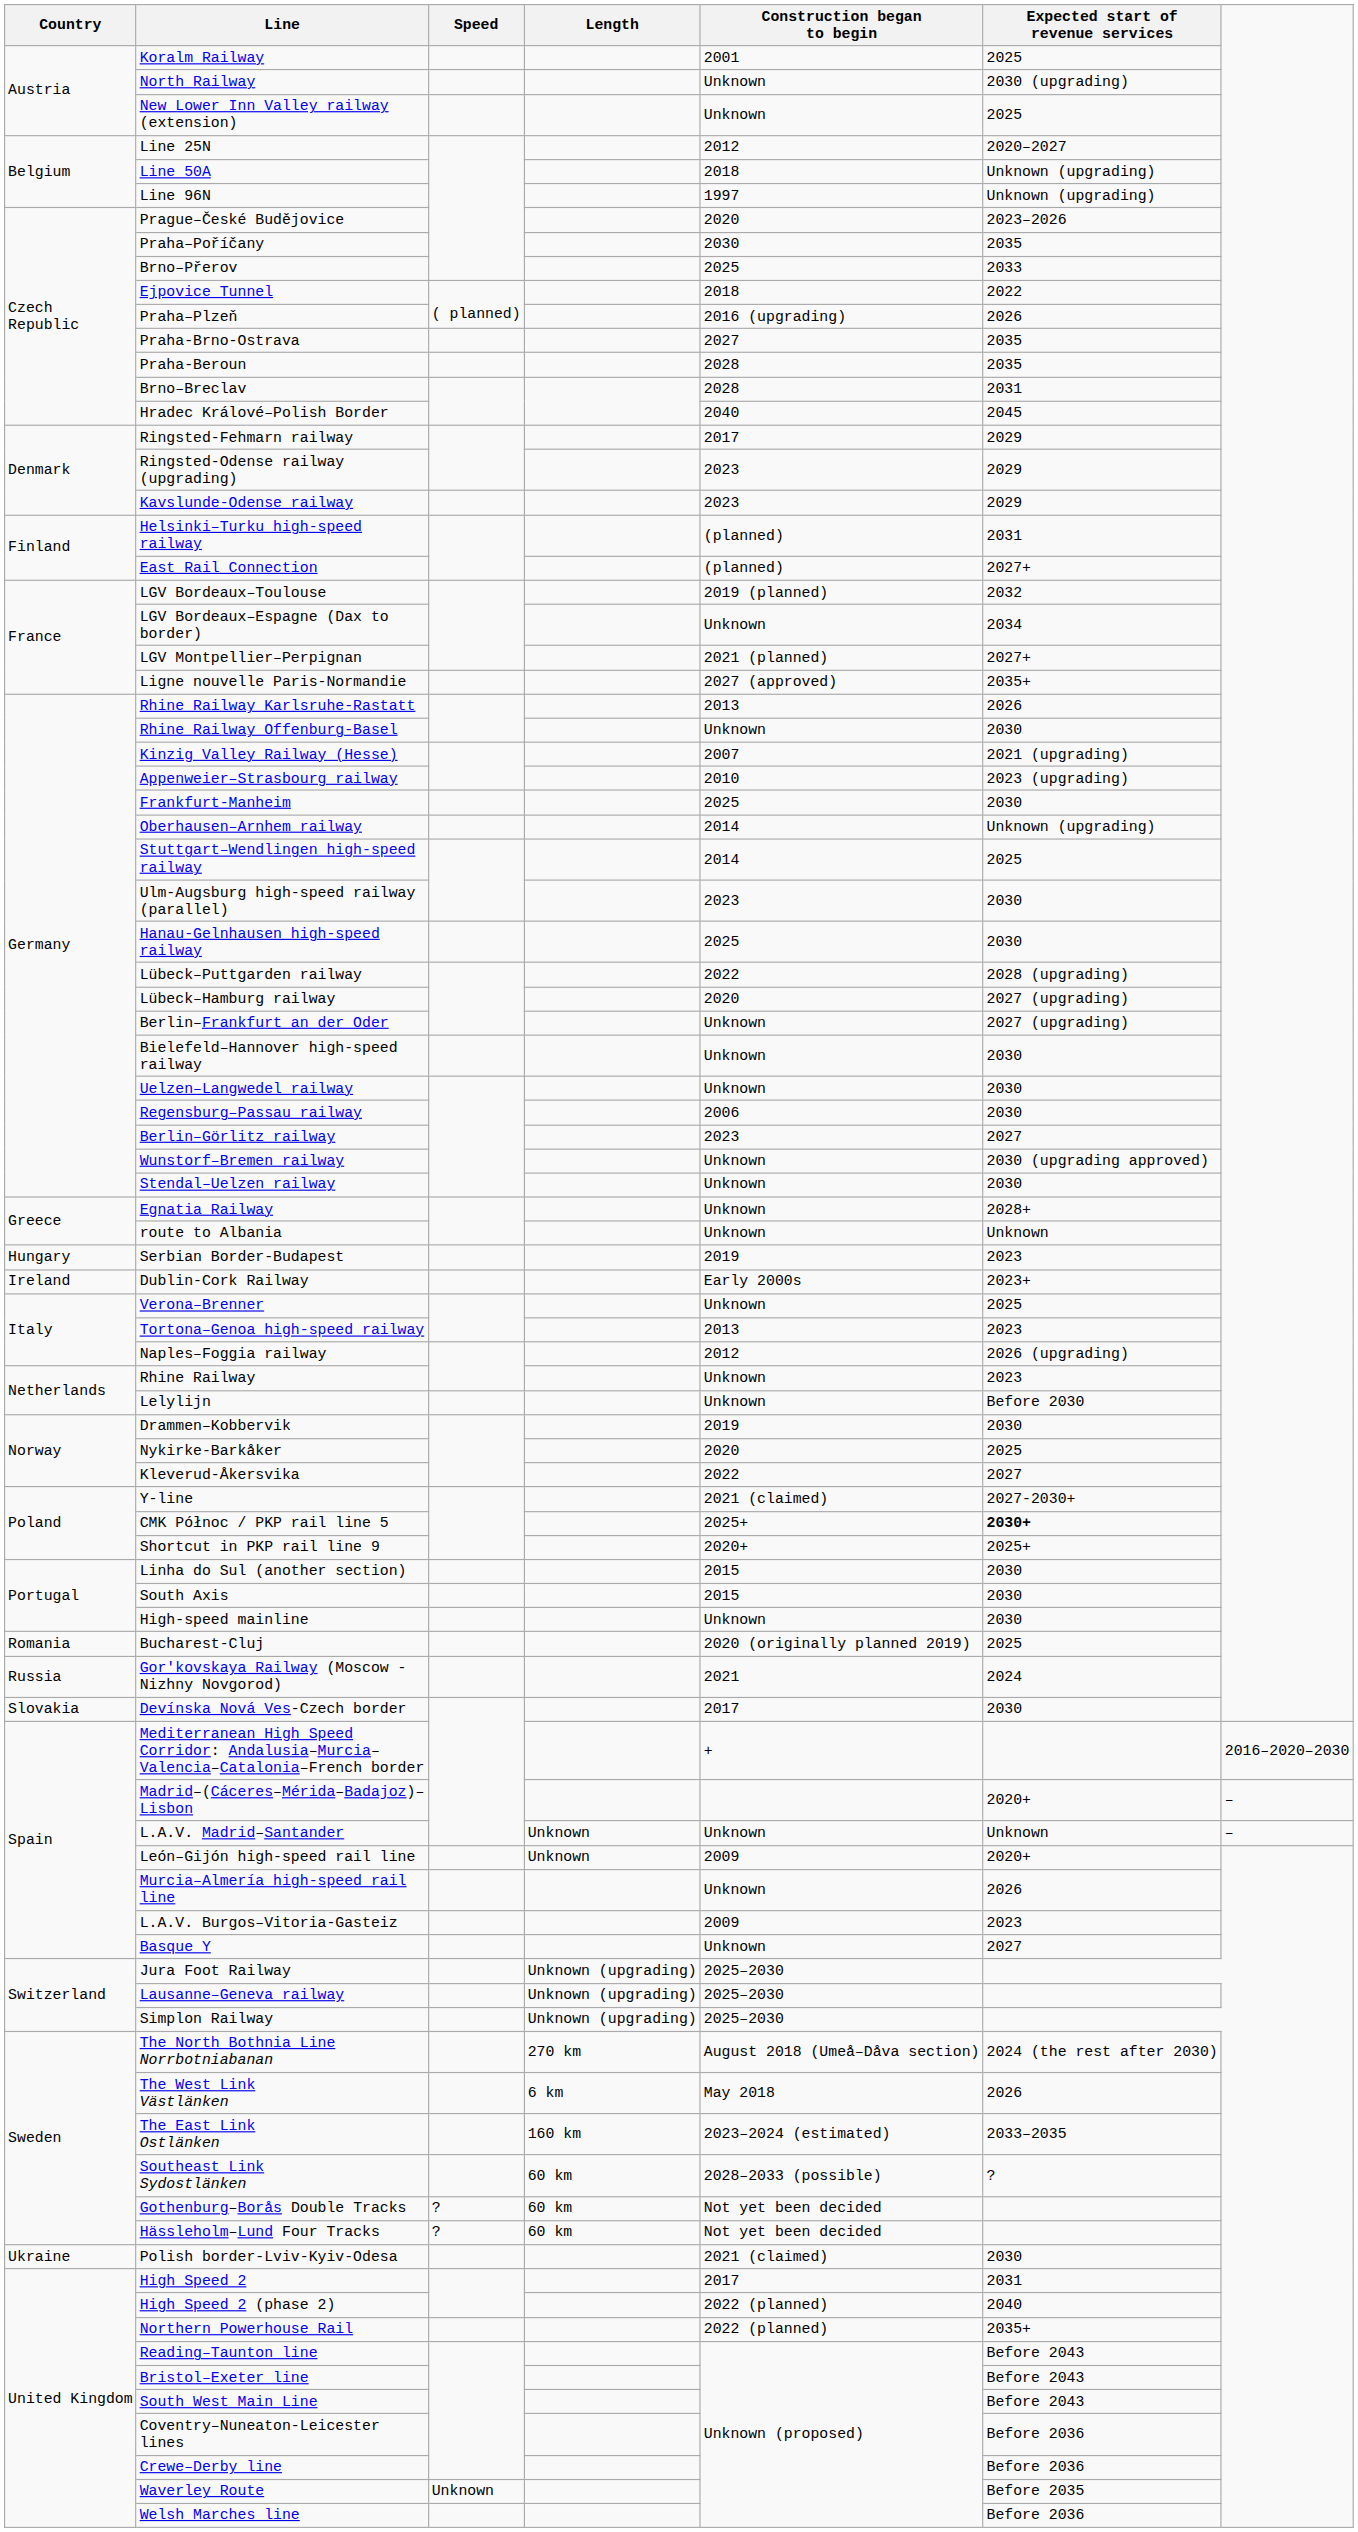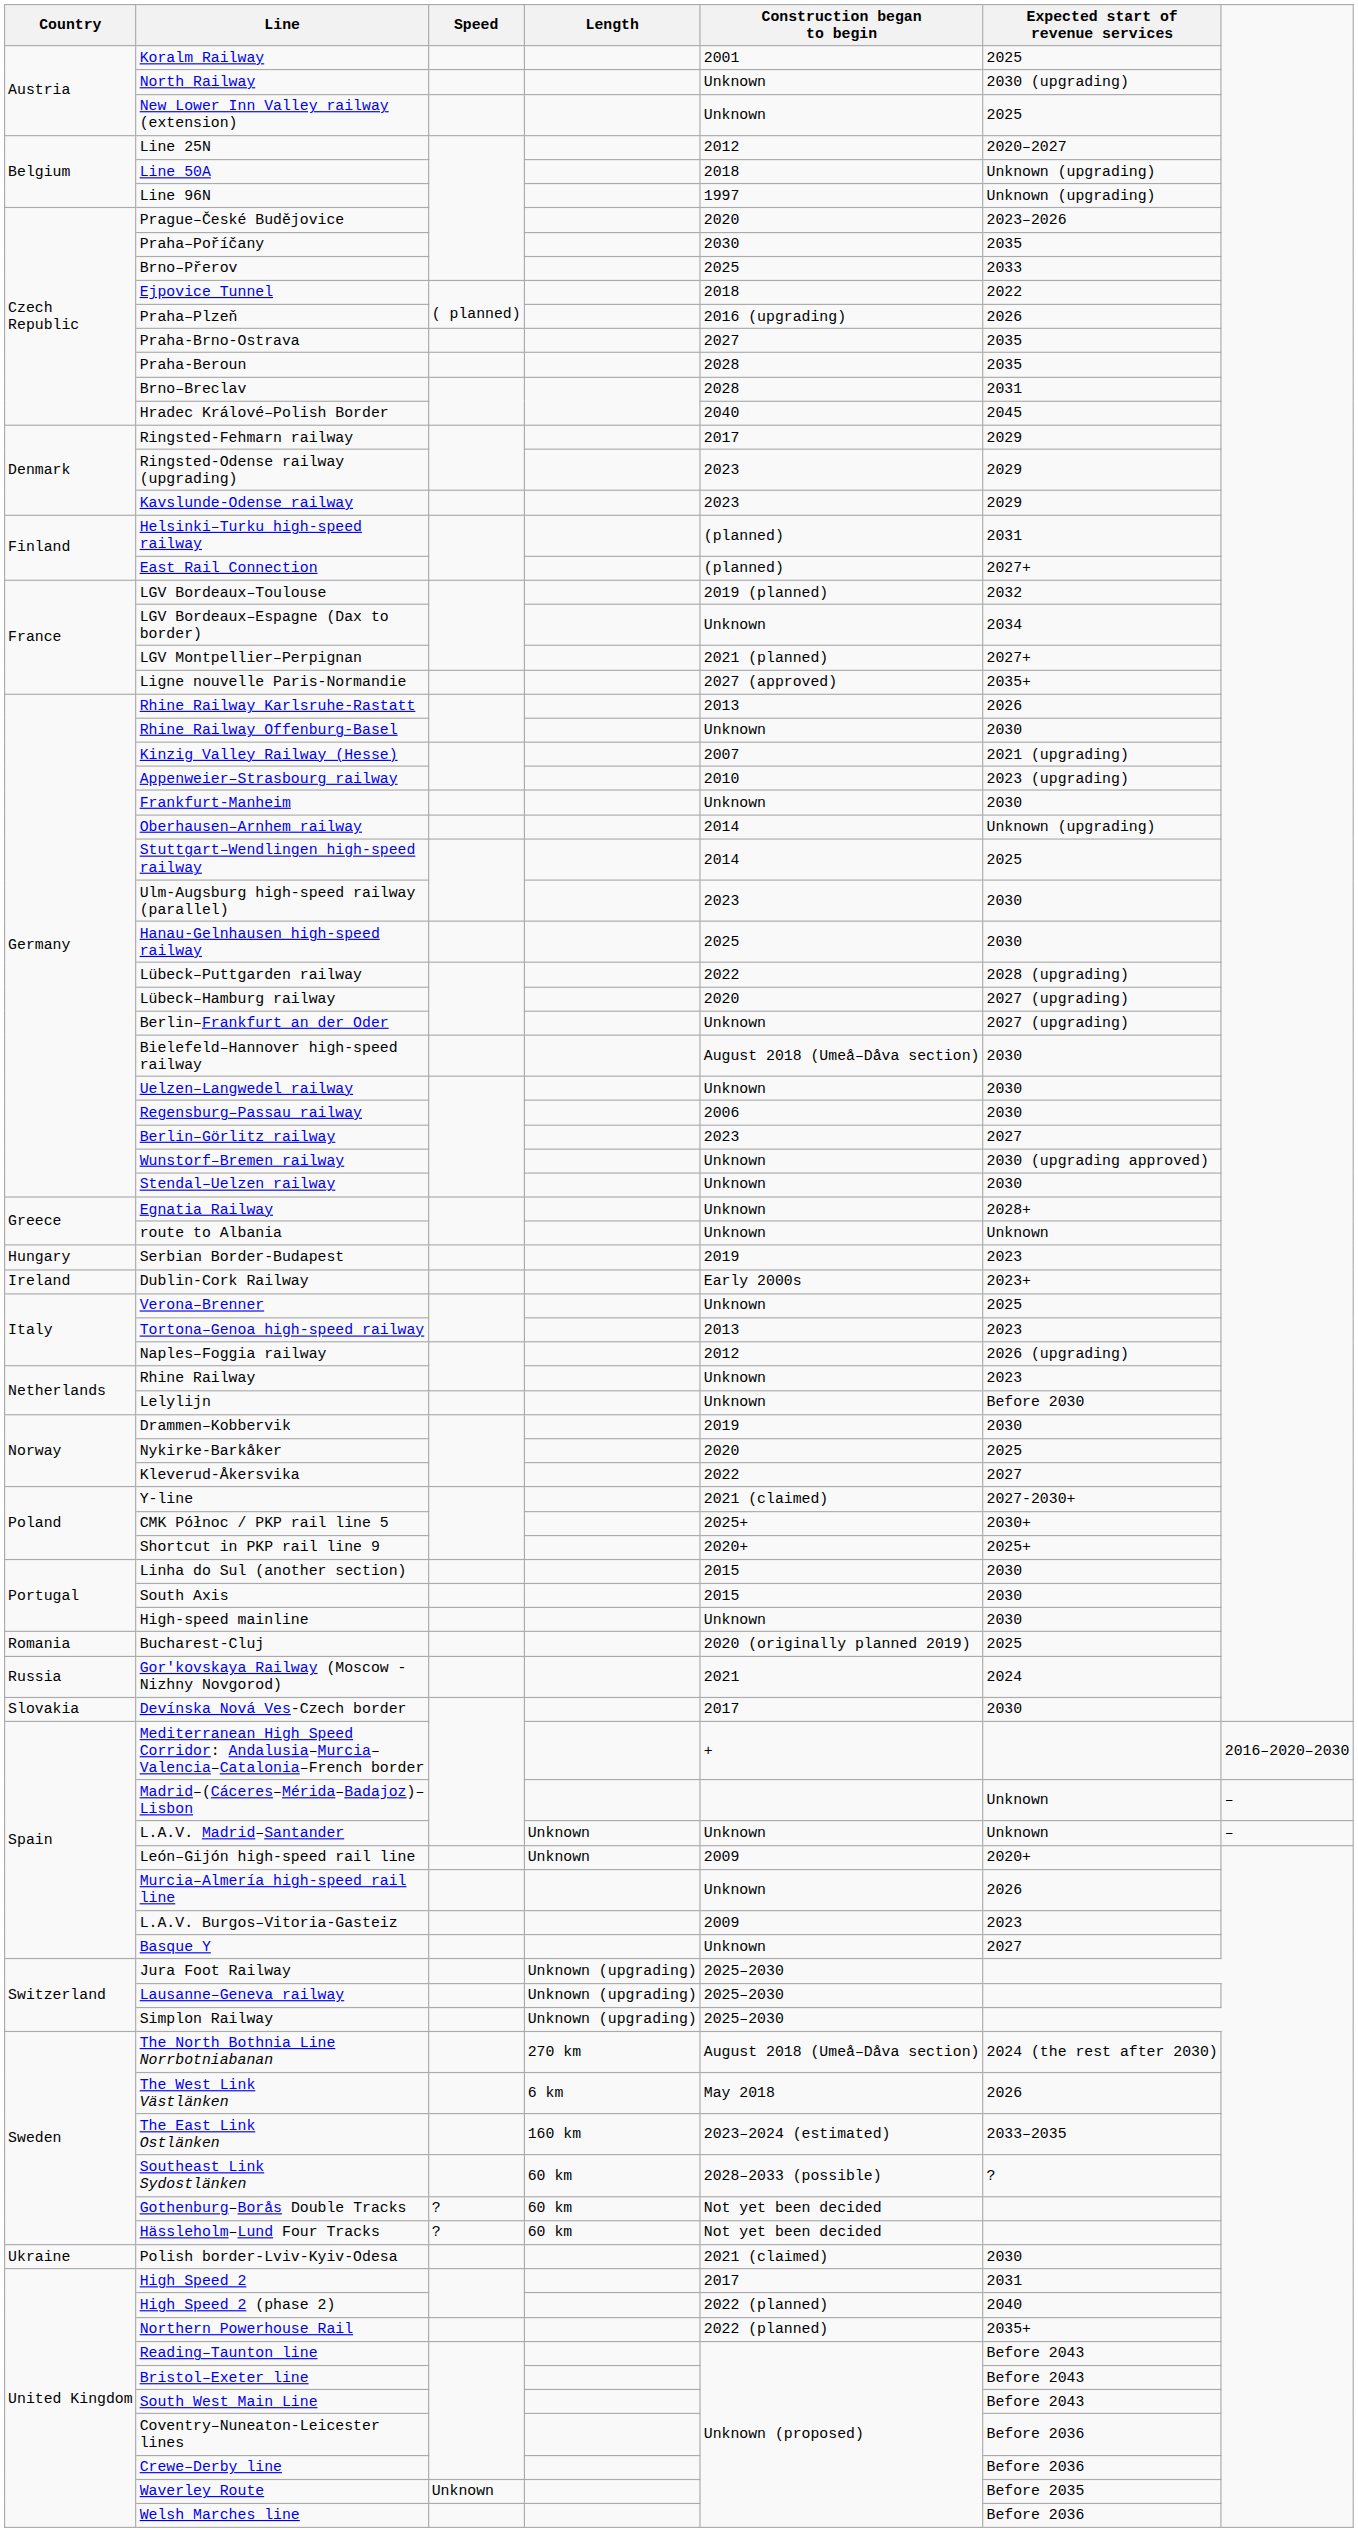(722, 803) 2025 -> (735, 803) Unknown
(735, 1056) Unknown -> (842, 1056) August 2018 (Umeå–Dåva section)
(1009, 1523) bold -> (1009, 1523) normal
(1009, 1800) 2020+ -> (1018, 1800) Unknown
